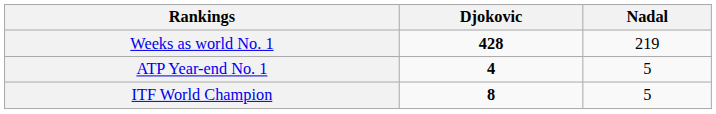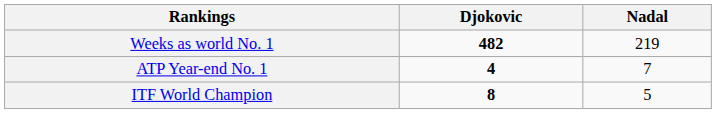(491, 43) 428 -> (491, 43) 482
(647, 69) 5 -> (647, 69) 7
